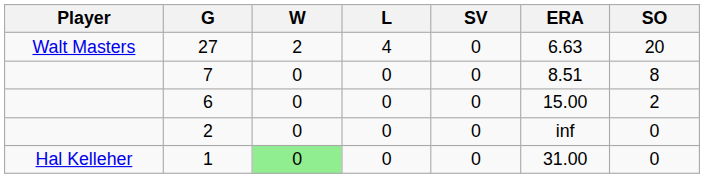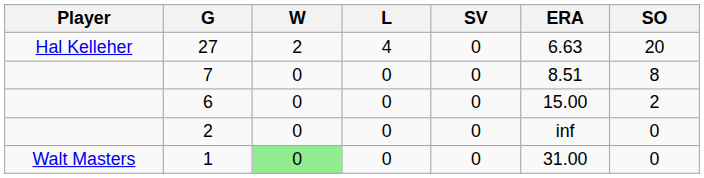(84, 46) Walt Masters -> (84, 46) Hal Kelleher
(84, 159) Hal Kelleher -> (84, 159) Walt Masters
